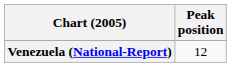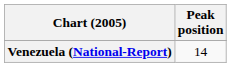(201, 51) 12 -> (201, 51) 14
